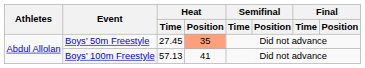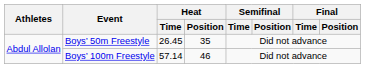(171, 42) 27.45 -> (171, 42) 26.45
(205, 42) lightsalmon background -> (205, 42) no background
(171, 56) 57.13 -> (171, 56) 57.14
(205, 56) 41 -> (205, 56) 46
